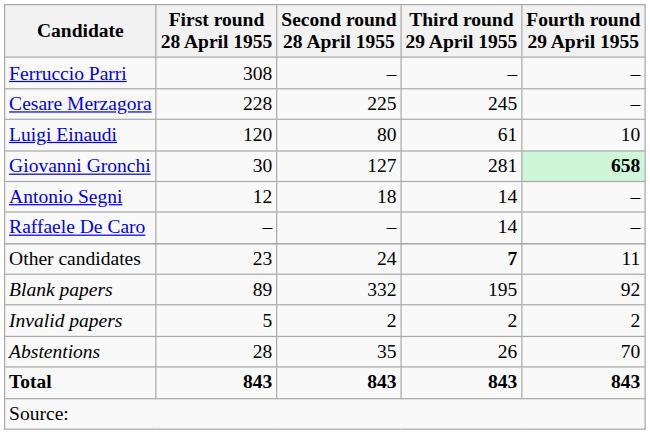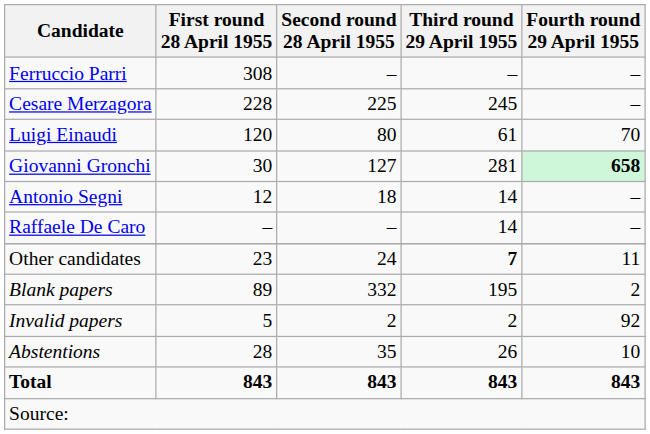(631, 134) 10 -> (631, 134) 70
(631, 289) 92 -> (635, 289) 2
(635, 320) 2 -> (631, 320) 92
(631, 351) 70 -> (631, 351) 10
